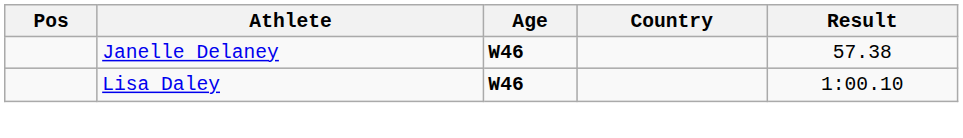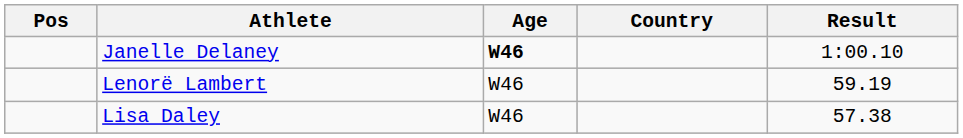(862, 53) 57.38 -> (862, 53) 1:00.10
+ row: (185, 85)
(506, 85) bold -> (506, 117) normal
(862, 85) 1:00.10 -> (862, 117) 57.38
